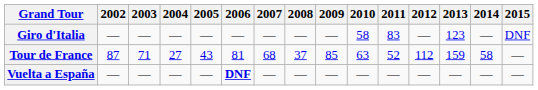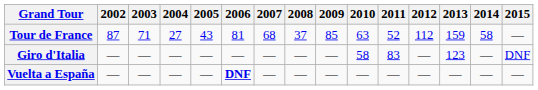rows swapped: (51, 34) <-> (51, 54)
